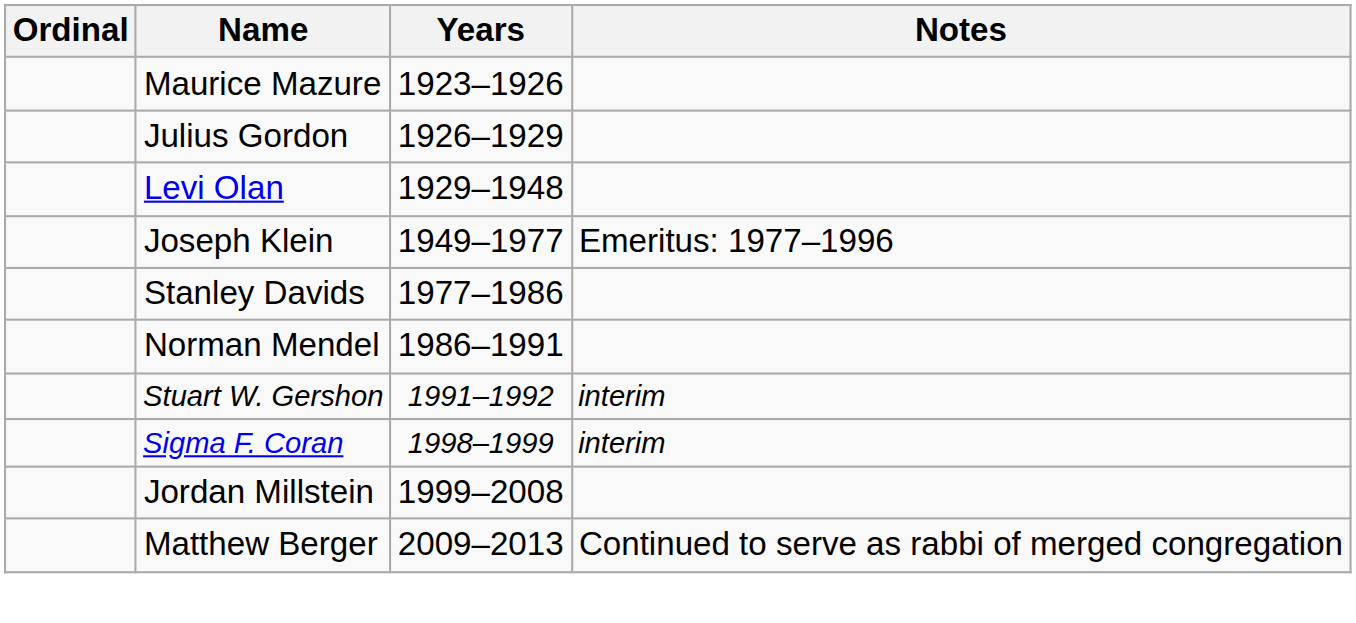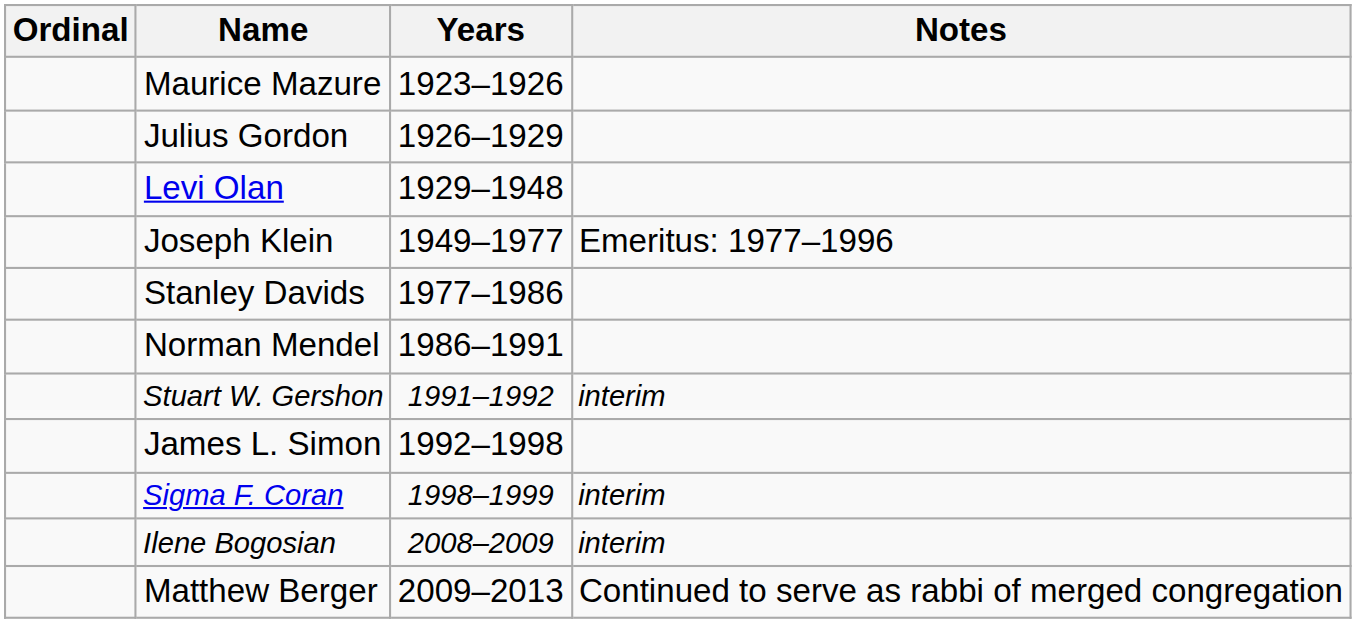+ row: (263, 445)
- row: (259, 492)
+ row: (240, 542)
